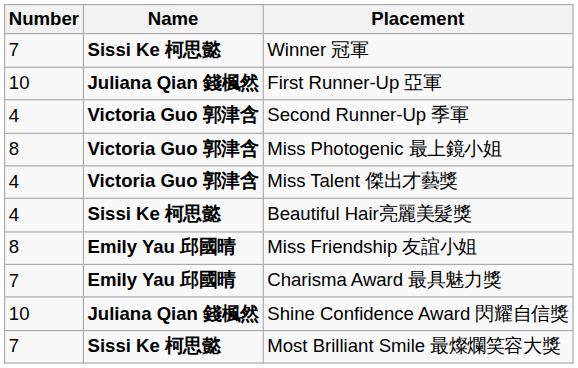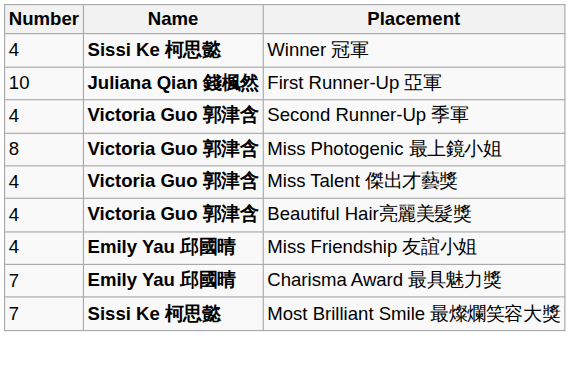(14, 50) 7 -> (14, 50) 4
(154, 214) Sissi Ke 柯思懿 -> (173, 214) Victoria Guo 郭津含
(14, 247) 8 -> (14, 247) 4
- row: (418, 313)
